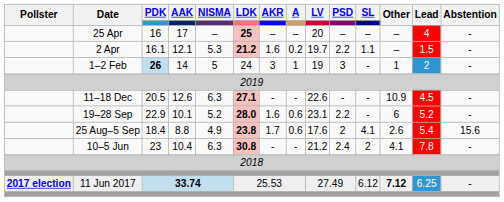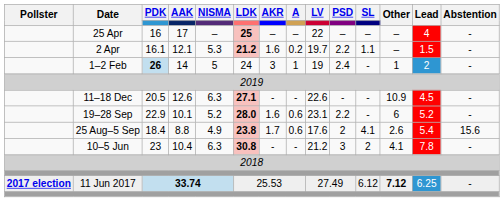(317, 34) 20 -> (317, 34) 22
(343, 66) 3 -> (343, 66) 2.4
(343, 147) 2.4 -> (343, 147) 3
